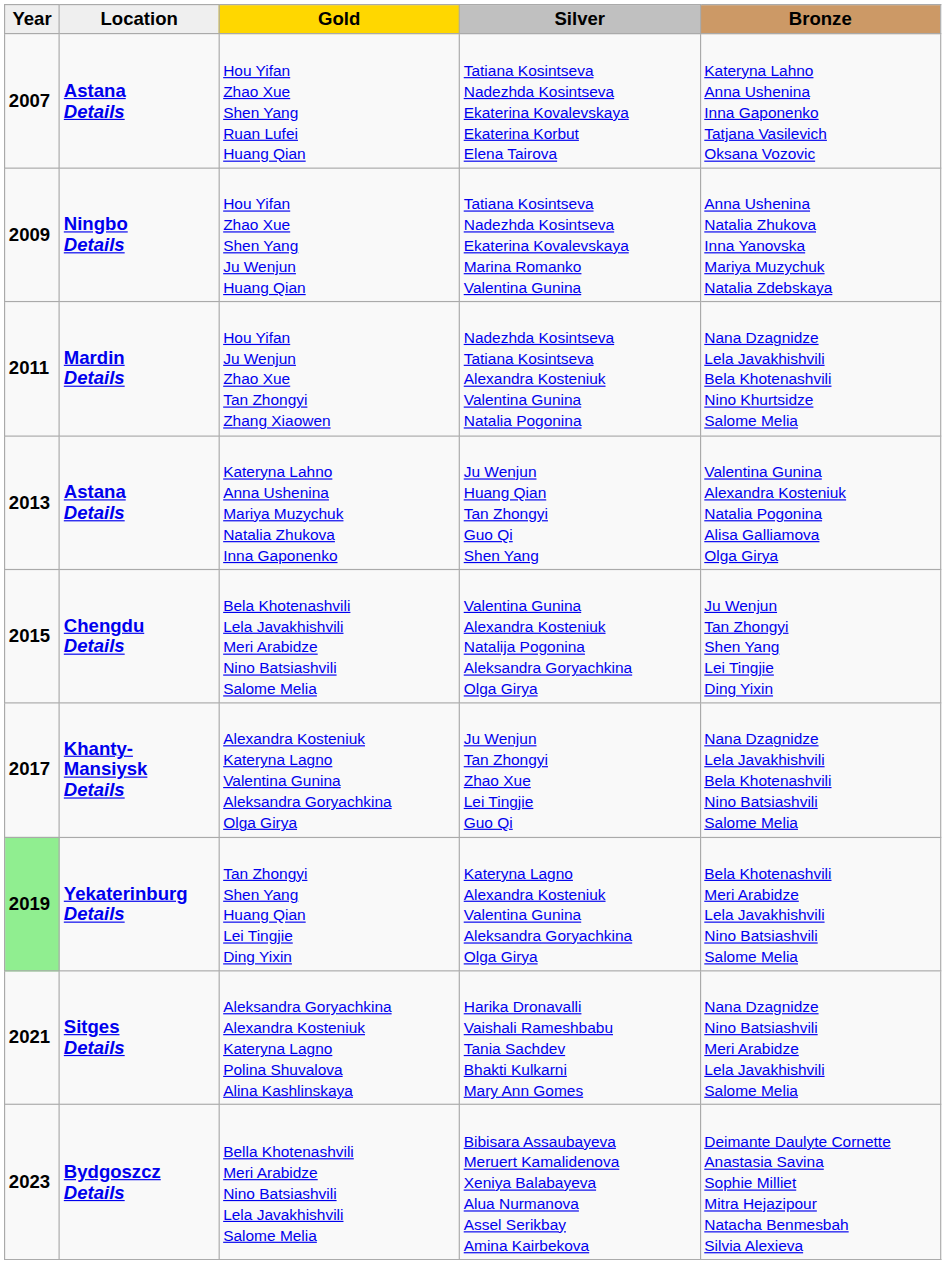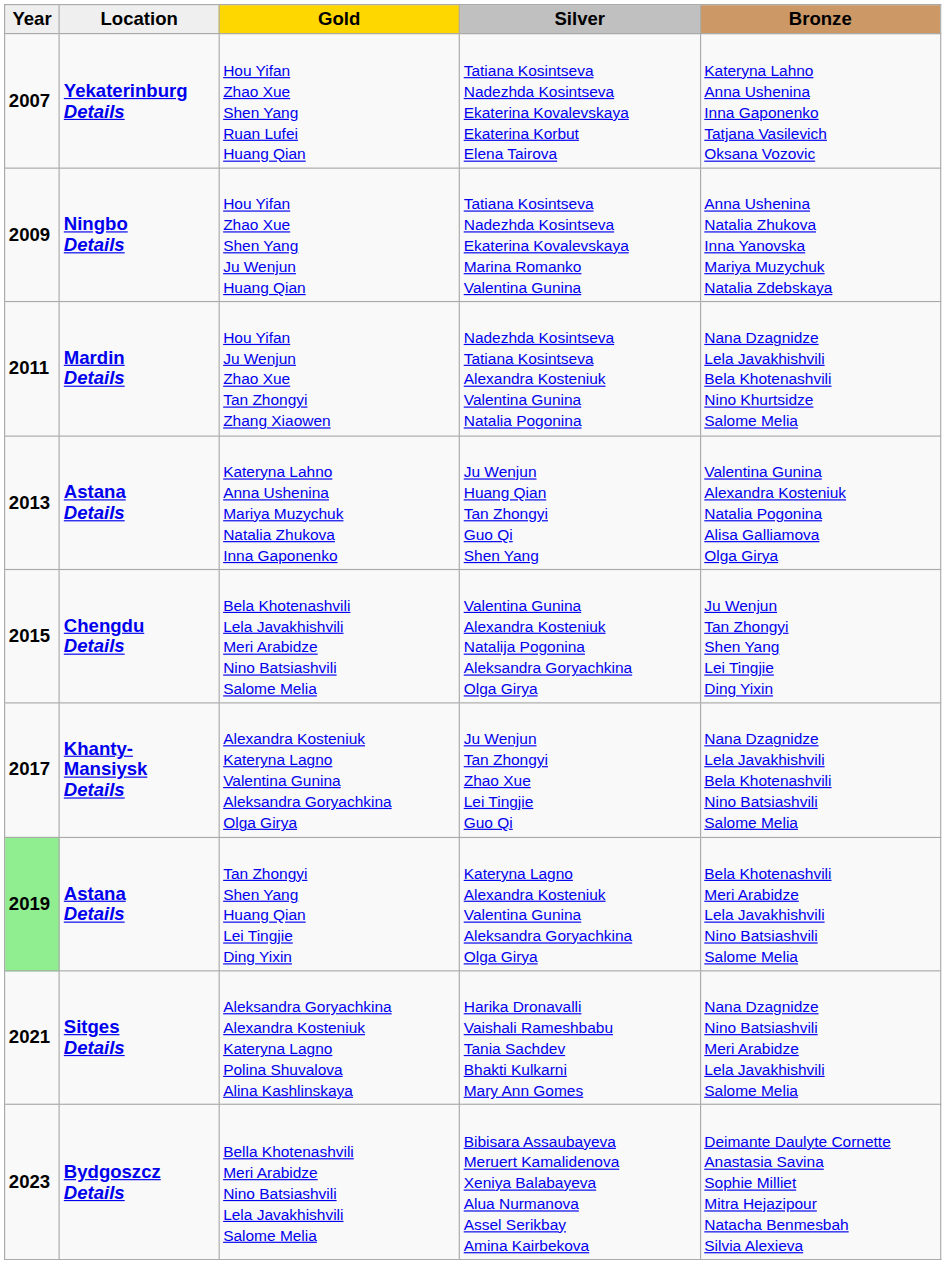(95, 100) Astana Details -> (126, 100) Yekaterinburg Details
(126, 903) Yekaterinburg Details -> (95, 903) Astana Details
